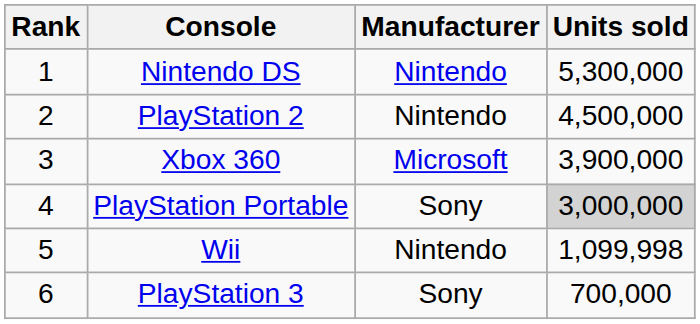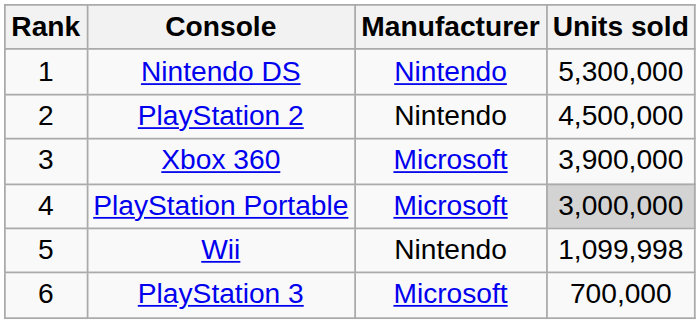(451, 205) Sony -> (451, 205) Microsoft
(451, 294) Sony -> (451, 294) Microsoft
